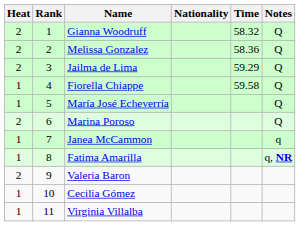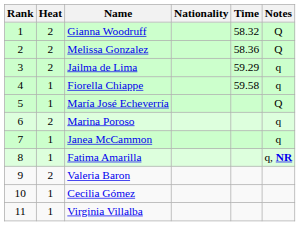columns swapped: (49, 13) <-> (19, 13)
(278, 67) Q -> (278, 67) q
(278, 85) Q -> (278, 85) q
(278, 121) Q -> (278, 121) q
